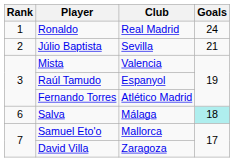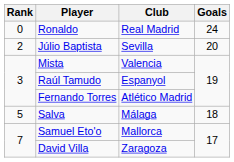(20, 30) 1 -> (20, 30) 0
(212, 47) 21 -> (212, 47) 20
(20, 115) 6 -> (20, 115) 5
(212, 115) paleturquoise background -> (212, 115) no background
